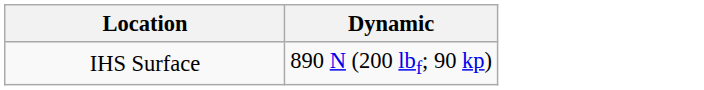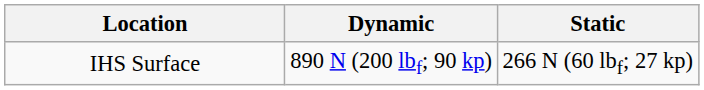+ column: (598, 23)
